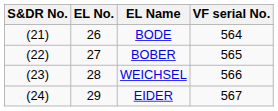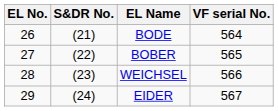columns swapped: (38, 14) <-> (94, 14)
